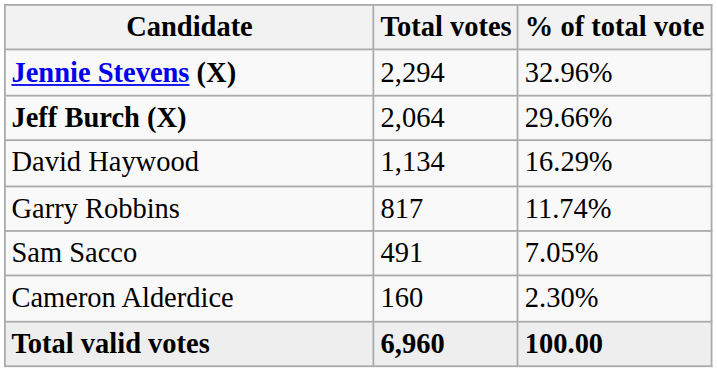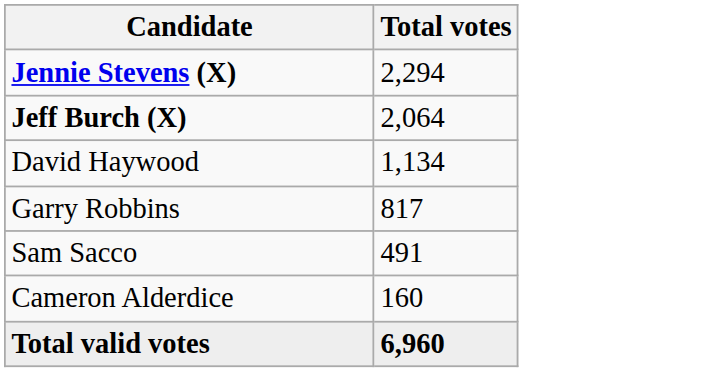- column: (615, 27)
